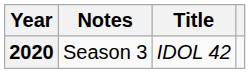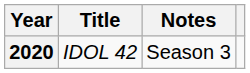columns swapped: (194, 20) <-> (105, 20)
